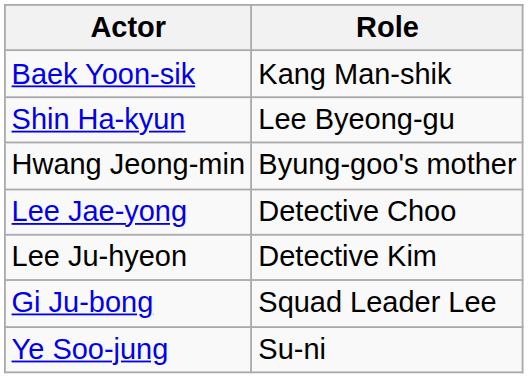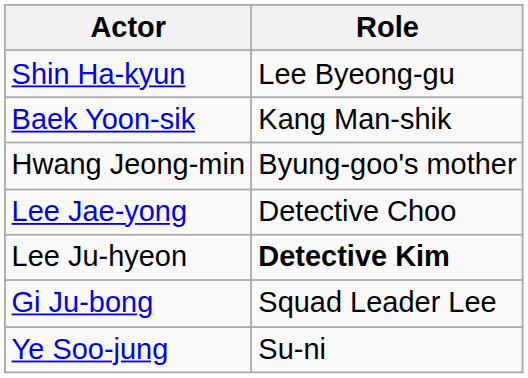rows swapped: (99, 119) <-> (103, 73)
(348, 257) normal -> (354, 257) bold
